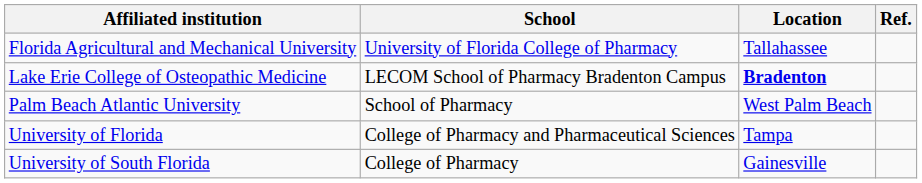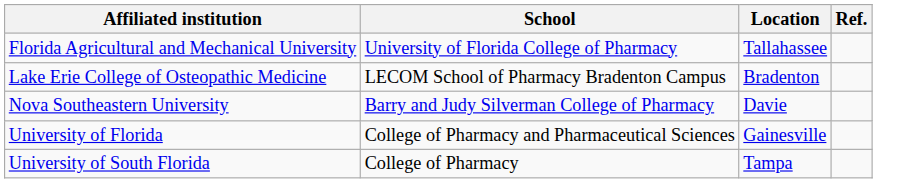(785, 76) bold -> (781, 76) normal
+ row: (119, 105)
- row: (125, 105)
(768, 134) Tampa -> (785, 134) Gainesville
(785, 163) Gainesville -> (768, 163) Tampa
